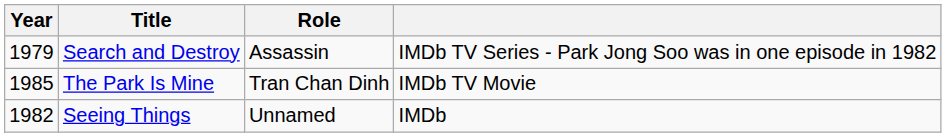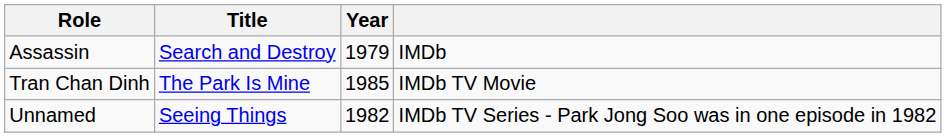columns swapped: (31, 20) <-> (319, 20)
(667, 52) IMDb TV Series - Park Jong Soo was in one episode in 1982 -> (422, 52) IMDb
(422, 115) IMDb -> (667, 115) IMDb TV Series - Park Jong Soo was in one episode in 1982
